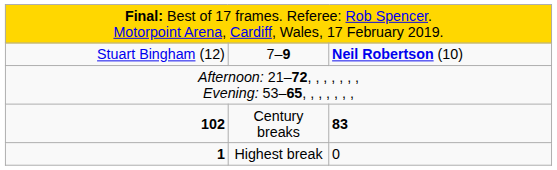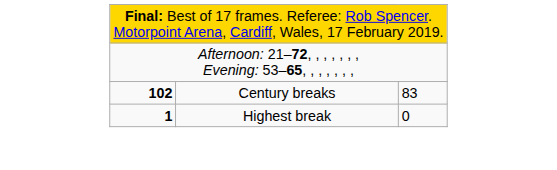- row: (161, 55)
(340, 124) bold -> (410, 93) normal
